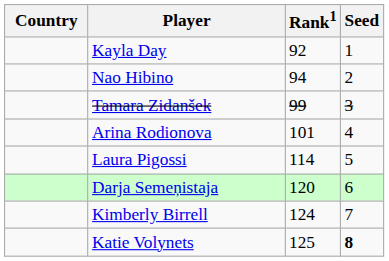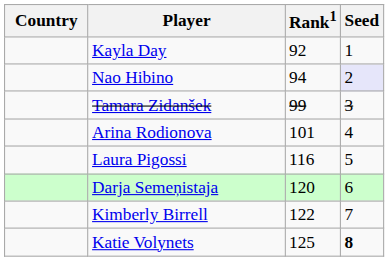(349, 77) no background -> (349, 77) lavender background
(302, 159) 114 -> (302, 159) 116
(302, 214) 124 -> (302, 214) 122
